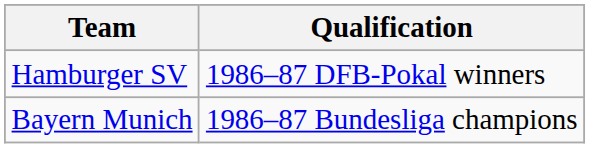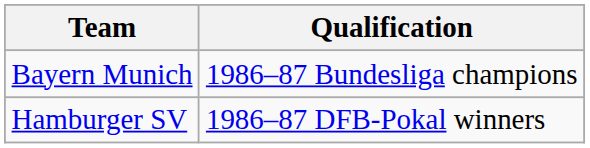rows swapped: (102, 119) <-> (99, 73)
